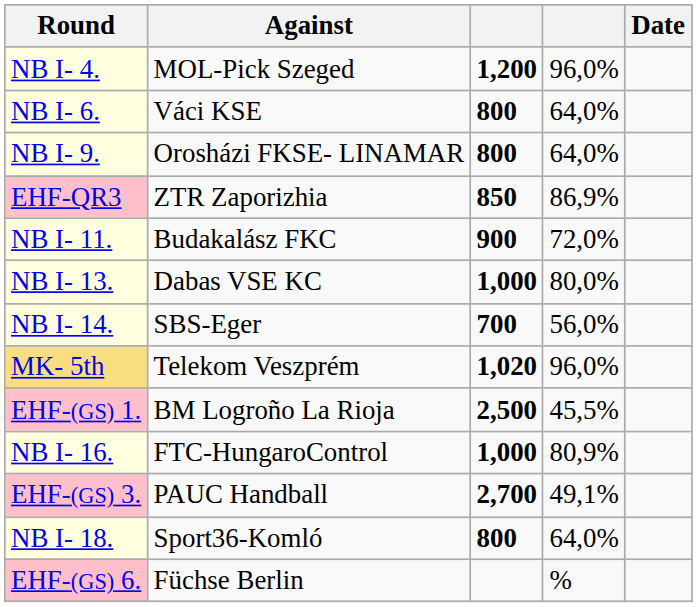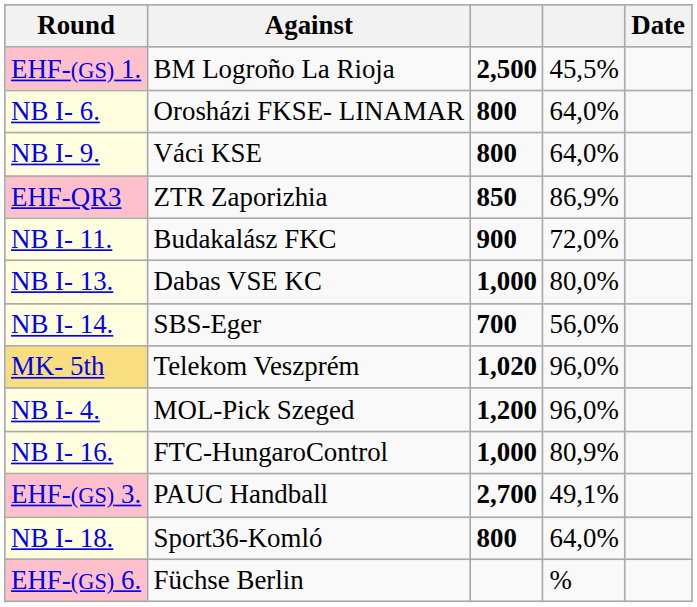rows swapped: (55, 68) <-> (76, 409)
(208, 111) Váci KSE -> (309, 111) Orosházi FKSE- LINAMAR
(309, 153) Orosházi FKSE- LINAMAR -> (208, 153) Váci KSE
